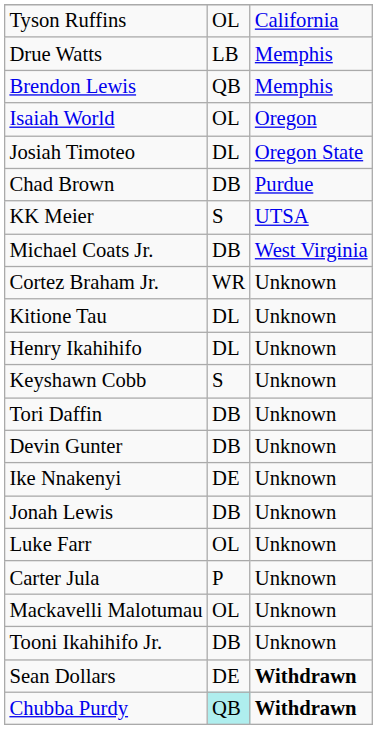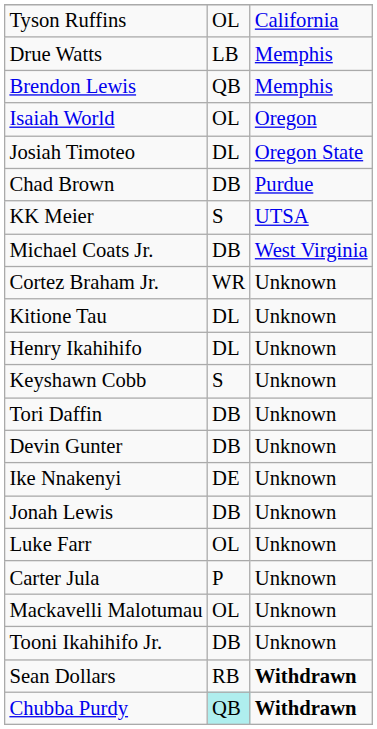(226, 675) DE -> (226, 675) RB
